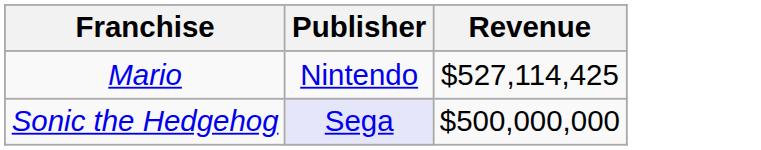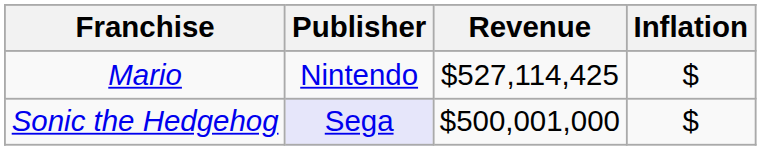+ column: (691, 27)
(530, 121) $500,000,000 -> (530, 121) $500,001,000
